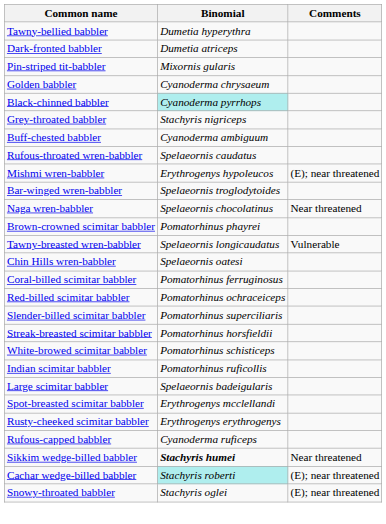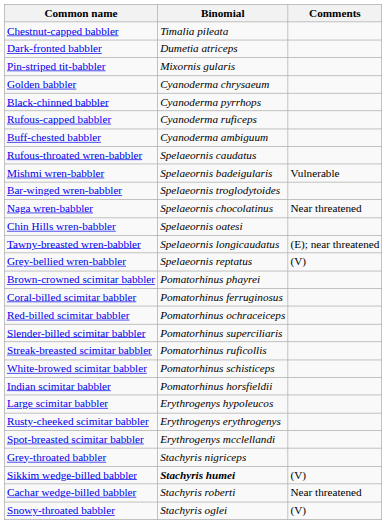+ row: (63, 31)
- row: (57, 31)
(211, 102) paleturquoise background -> (211, 102) no background
rows swapped: (59, 439) <-> (57, 119)
(217, 173) Erythrogenys hypoleucos -> (216, 173) Spelaeornis badeigularis
(335, 173) (E); near threatened -> (315, 173) Vulnerable
rows swapped: (61, 262) <-> (81, 226)
(315, 244) Vulnerable -> (335, 244) (E); near threatened
+ row: (66, 262)
(216, 333) Pomatorhinus horsfieldii -> (213, 350) Pomatorhinus ruficollis
(213, 368) Pomatorhinus ruficollis -> (216, 386) Pomatorhinus horsfieldii
(216, 386) Spelaeornis badeigularis -> (217, 404) Erythrogenys hypoleucos
rows swapped: (78, 421) <-> (75, 404)
(326, 457) Near threatened -> (298, 475) (V)
(198, 475) paleturquoise background -> (198, 492) no background
(335, 475) (E); near threatened -> (326, 492) Near threatened
(335, 492) (E); near threatened -> (298, 510) (V)
